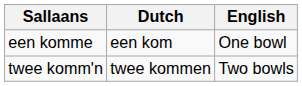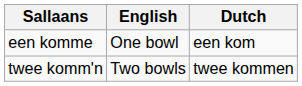columns swapped: (161, 17) <-> (256, 17)
